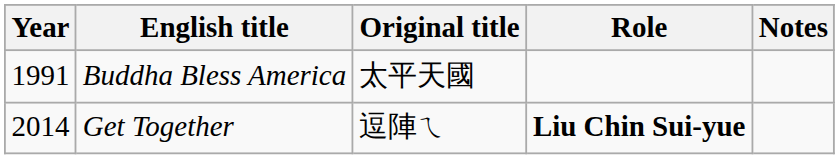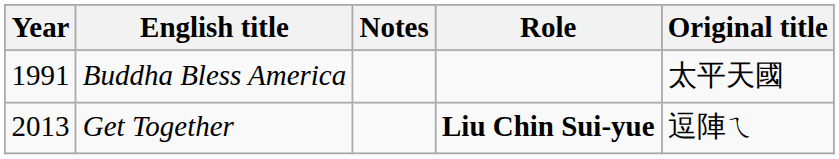columns swapped: (440, 27) <-> (793, 27)
(41, 127) 2014 -> (41, 127) 2013
